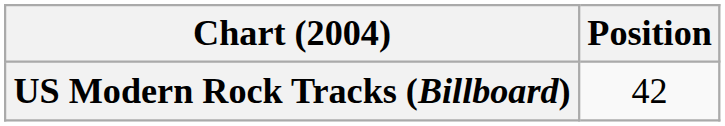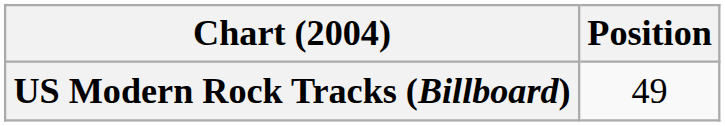(650, 90) 42 -> (650, 90) 49
